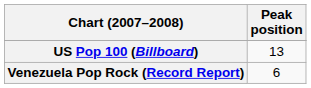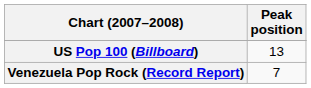(277, 72) 6 -> (277, 72) 7
